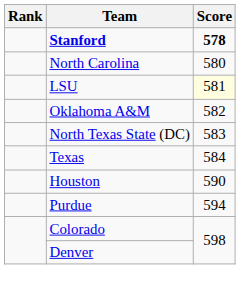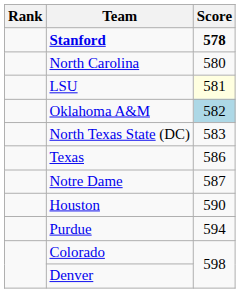(214, 110) no background -> (214, 110) lightblue background
(214, 157) 584 -> (214, 157) 586
+ row: (86, 181)
